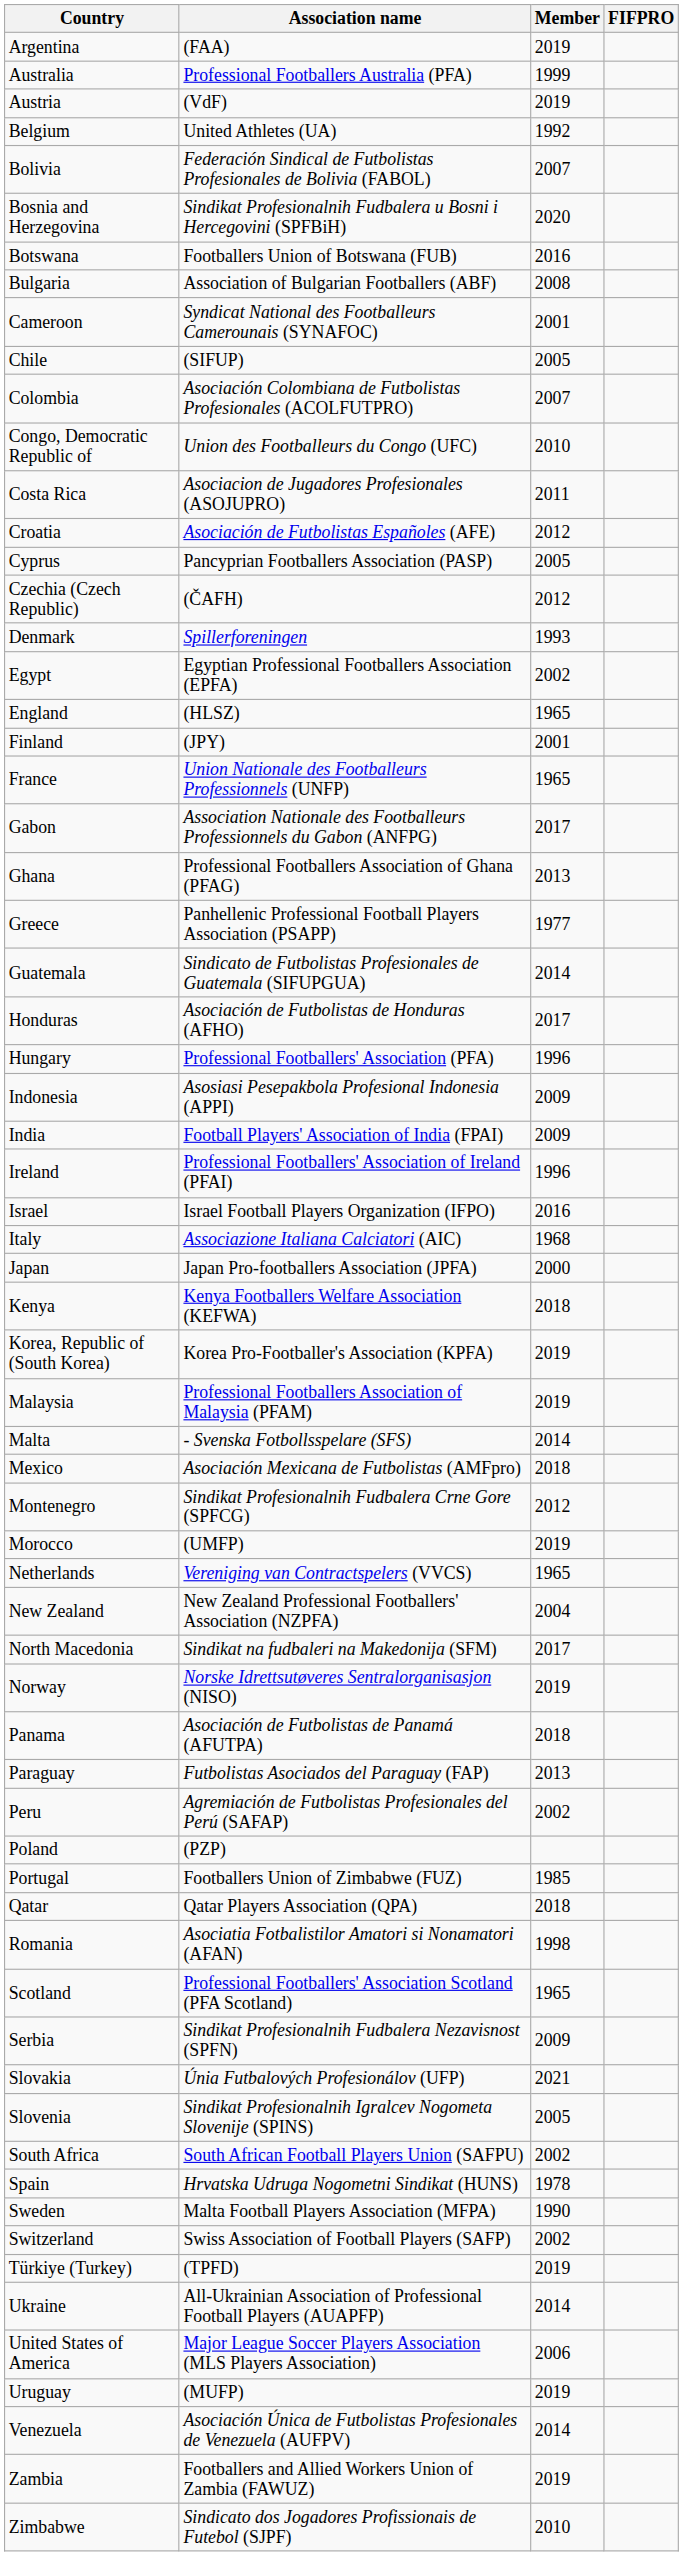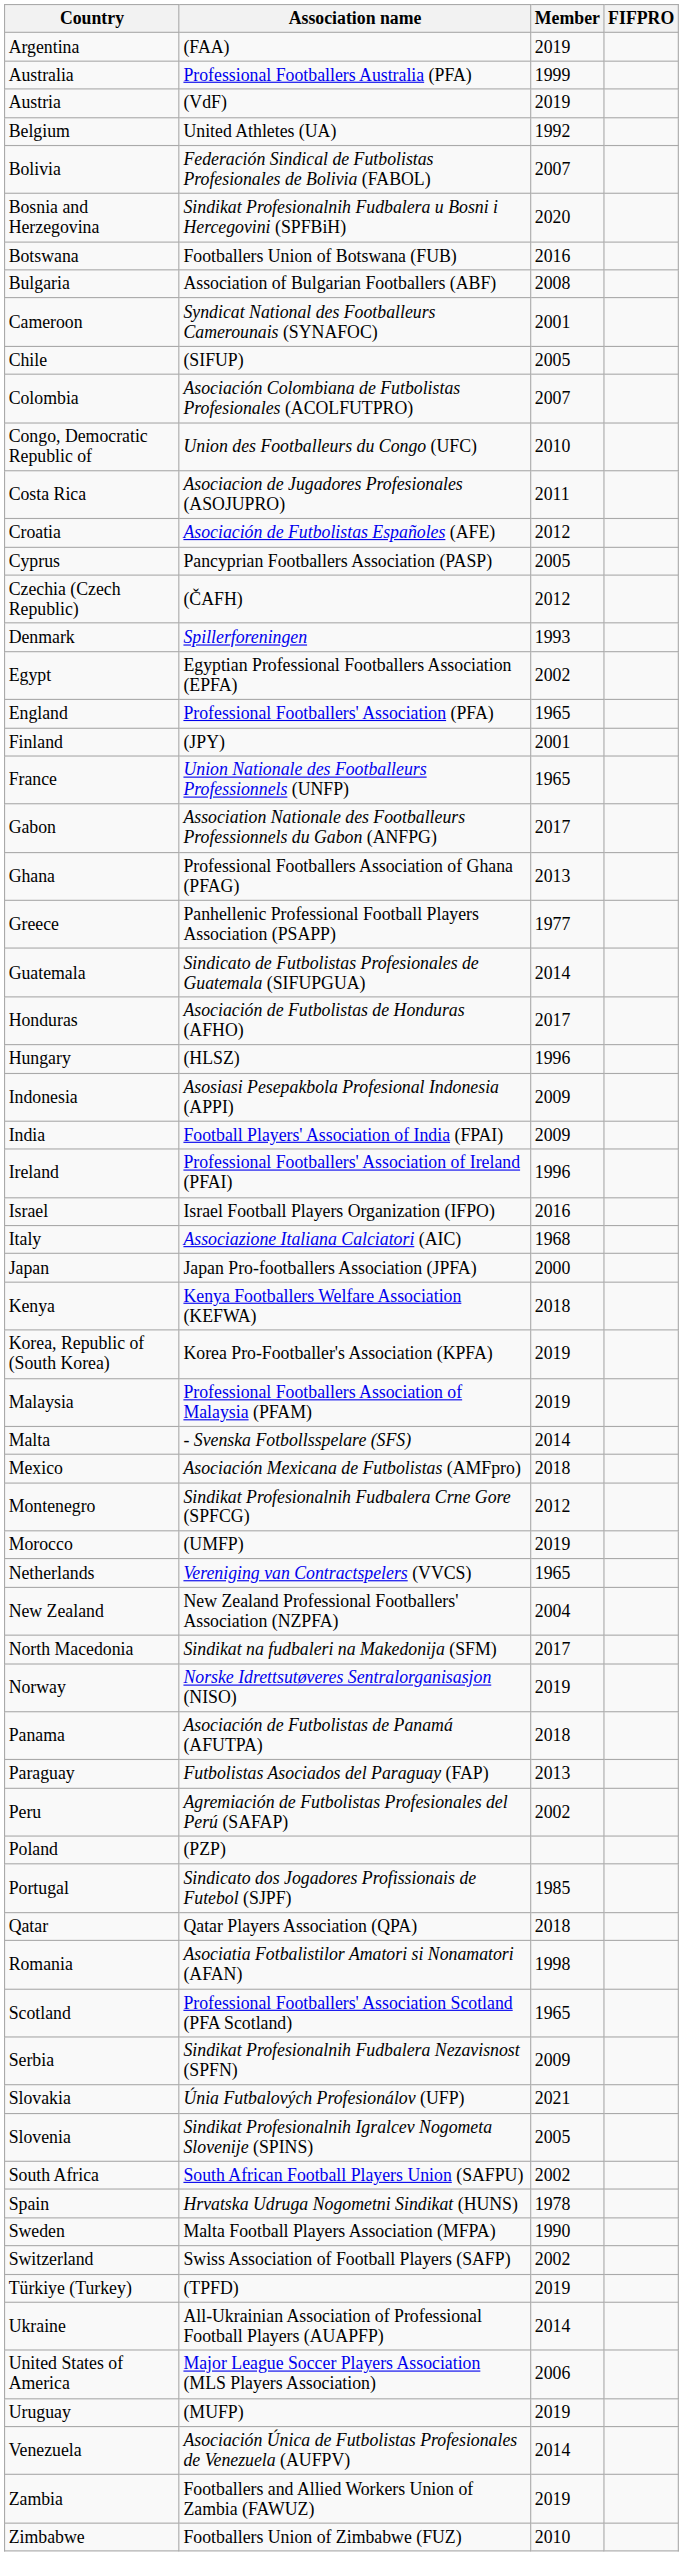(212, 713) (HLSZ) -> (339, 713) Professional Footballers' Association (PFA)
(339, 1058) Professional Footballers' Association (PFA) -> (212, 1058) (HLSZ)
(323, 1878) Footballers Union of Zimbabwe (FUZ) -> (330, 1888) Sindicato dos Jogadores Profissionais de Futebol (SJPF)
(330, 2526) Sindicato dos Jogadores Profissionais de Futebol (SJPF) -> (323, 2536) Footballers Union of Zimbabwe (FUZ)
